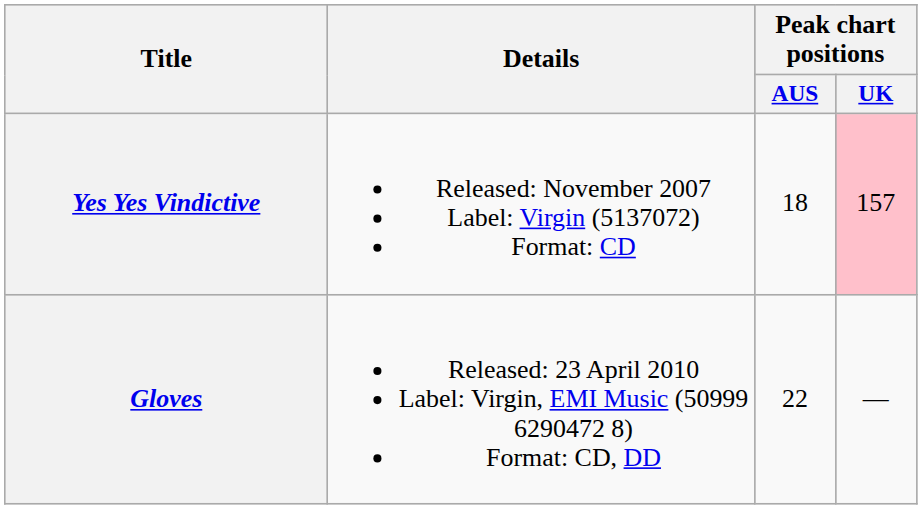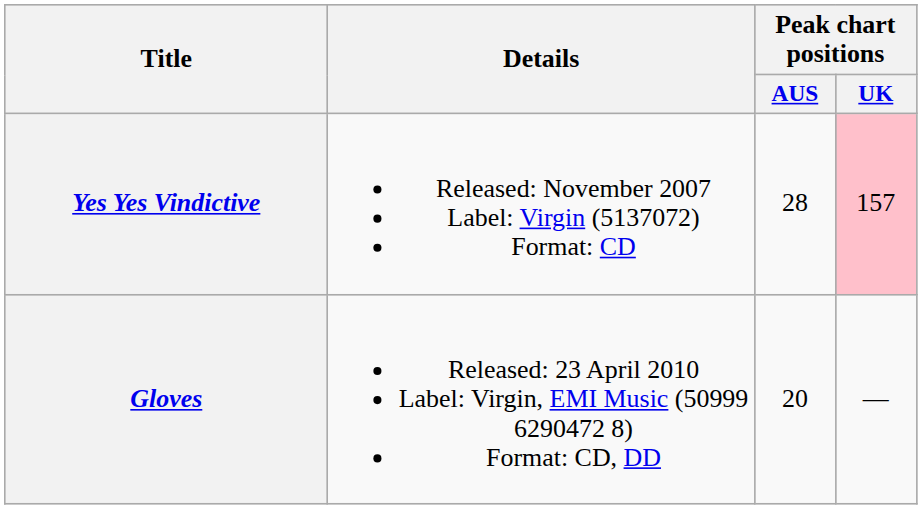(795, 203) 18 -> (795, 203) 28
(795, 398) 22 -> (795, 398) 20
